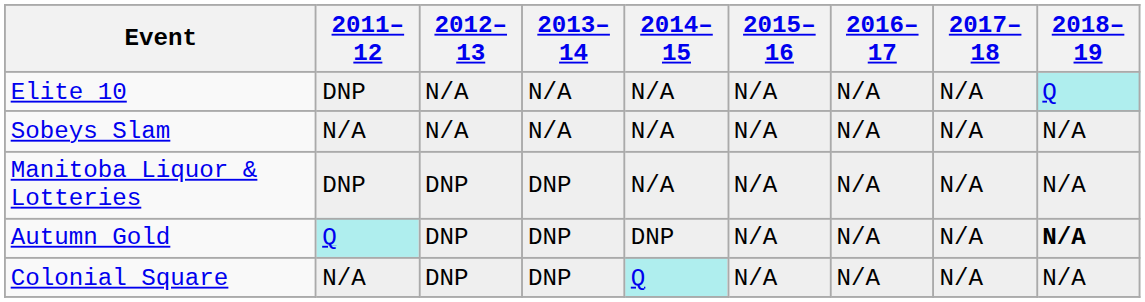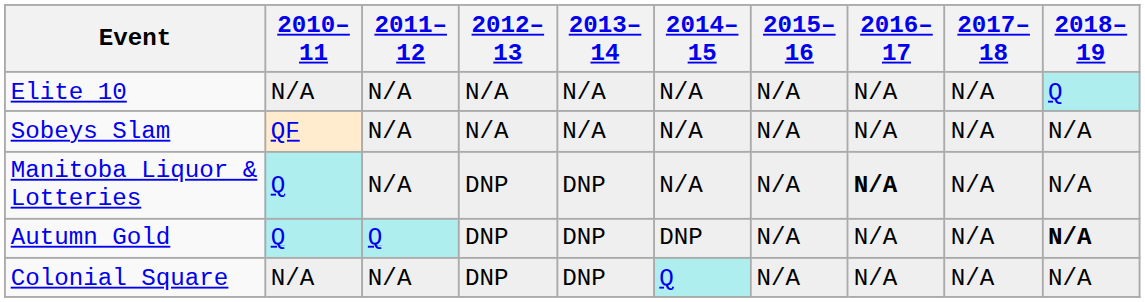+ column: (314, 39)
(344, 92) DNP -> (390, 92) N/A
(344, 185) DNP -> (390, 185) N/A
(858, 185) normal -> (875, 185) bold
